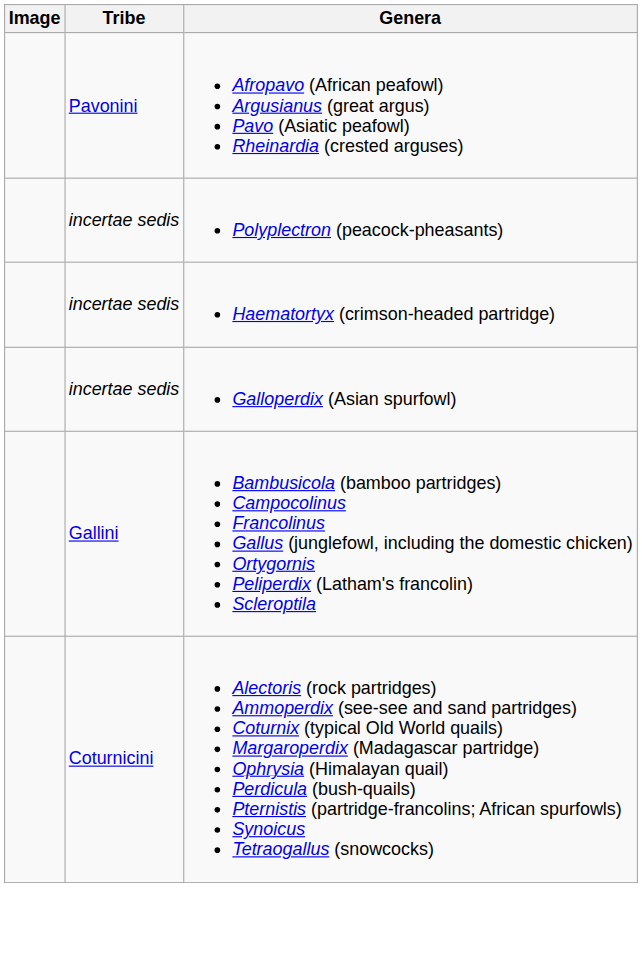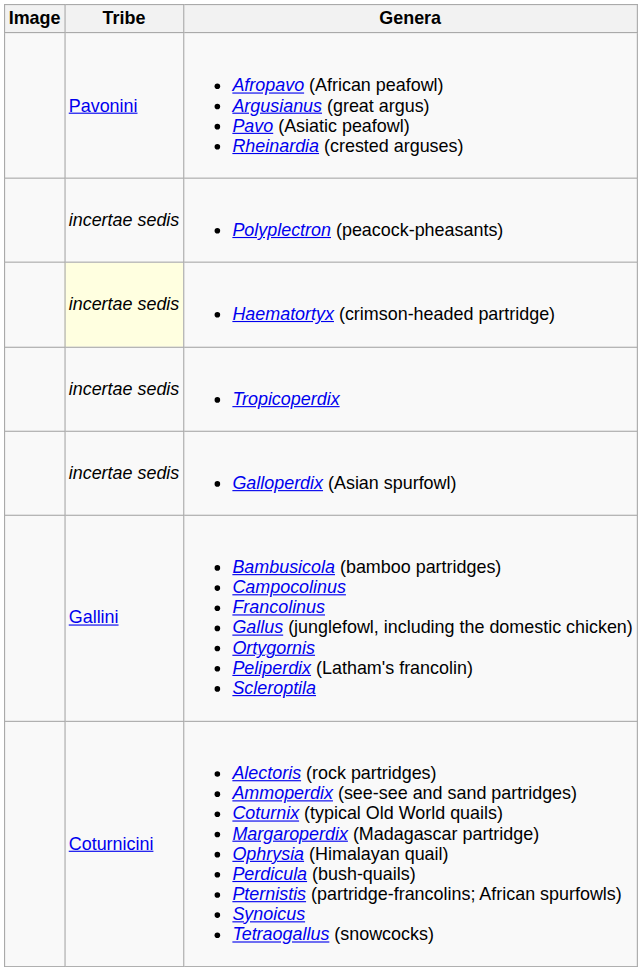(124, 304) no background -> (124, 304) lightyellow background
+ row: (410, 399)
